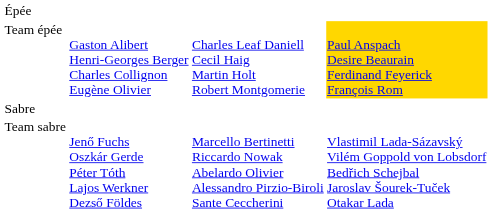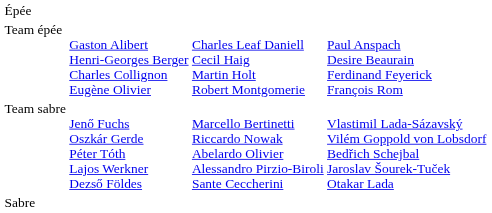(379, 67) gold background -> (379, 67) no background
rows swapped: (20, 108) <-> (35, 127)
